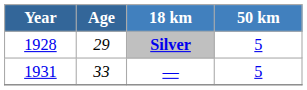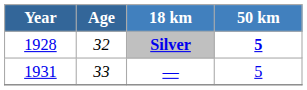(101, 44) 29 -> (101, 44) 32
(258, 44) normal -> (258, 44) bold
